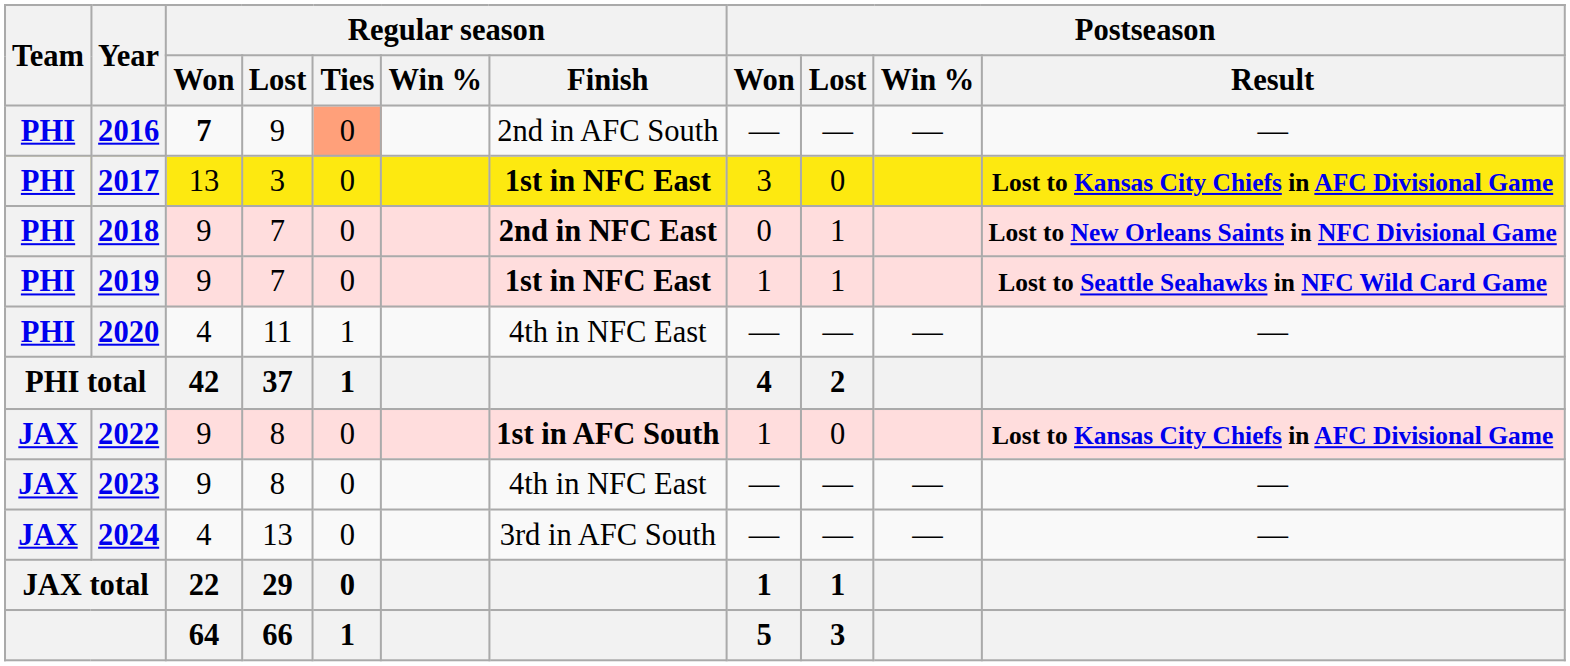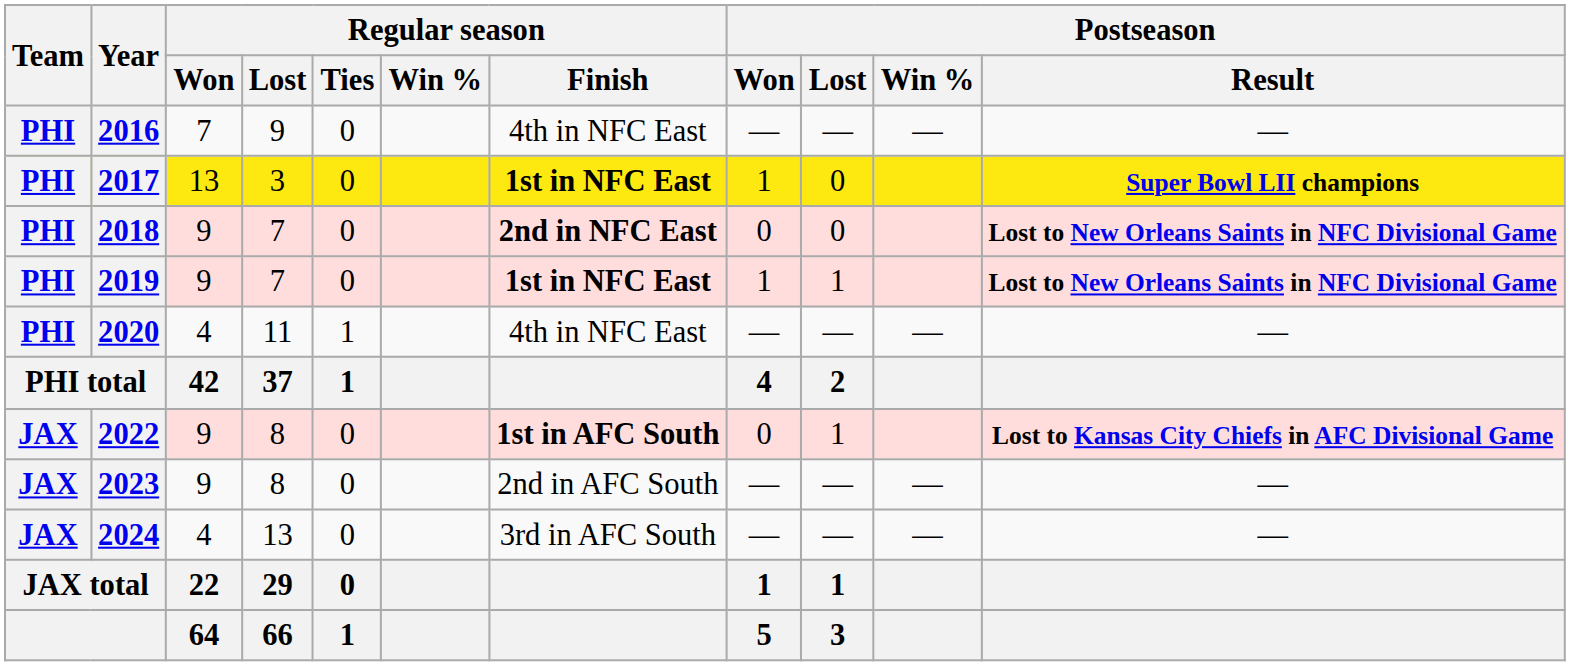(204, 130) bold -> (204, 130) normal
(347, 130) lightsalmon background -> (347, 130) no background
(608, 130) 2nd in AFC South -> (608, 130) 4th in NFC East
(764, 181) 3 -> (764, 181) 1
(1273, 184) Lost to Kansas City Chiefs in AFC Divisional Game -> (1273, 184) Super Bowl LII champions
(838, 231) 1 -> (838, 231) 0
(1273, 284) Lost to Seattle Seahawks in NFC Wild Card Game -> (1273, 284) Lost to New Orleans Saints in NFC Divisional Game
(764, 432) 1 -> (764, 432) 0
(838, 432) 0 -> (838, 432) 1
(608, 483) 4th in NFC East -> (608, 483) 2nd in AFC South
